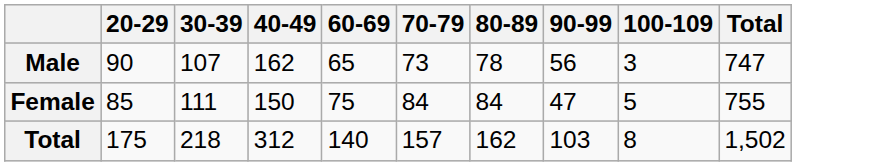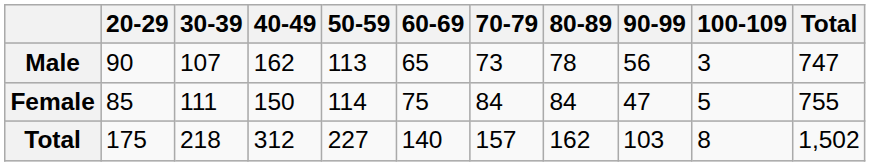+ column: (359, 23)
